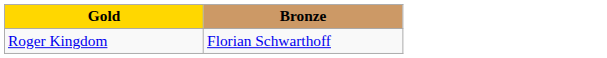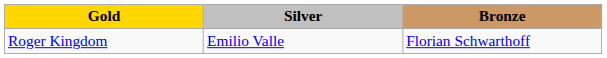+ column: (303, 16)
